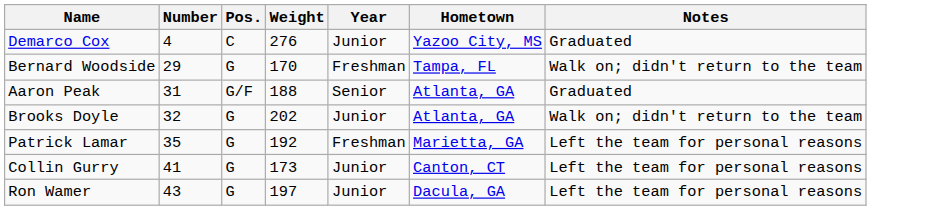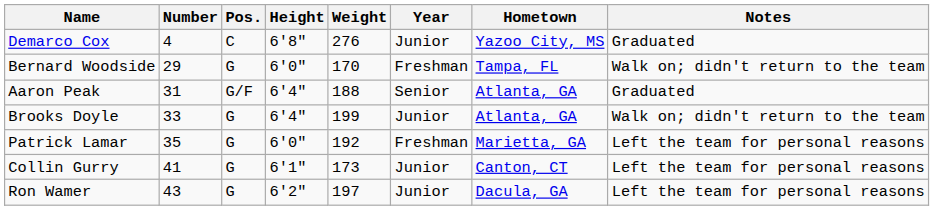+ column: (297, 17)
(172, 117) 32 -> (172, 117) 33
(283, 117) 202 -> (346, 117) 199
